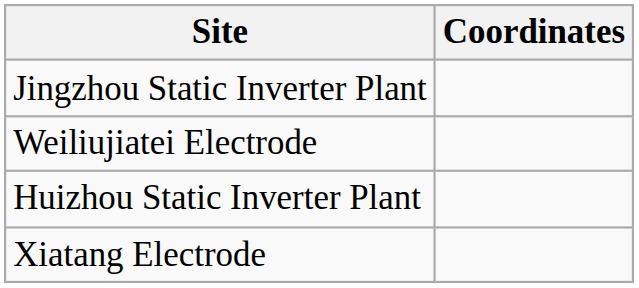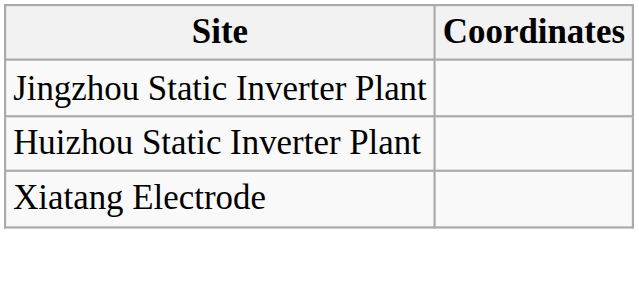- row: (165, 142)
